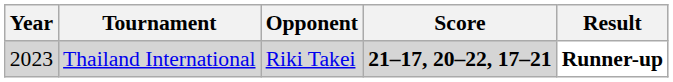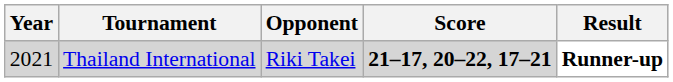(31, 58) 2023 -> (31, 58) 2021
